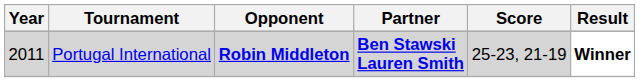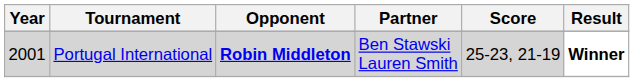(26, 54) 2011 -> (27, 54) 2001
(411, 54) bold -> (408, 54) normal
